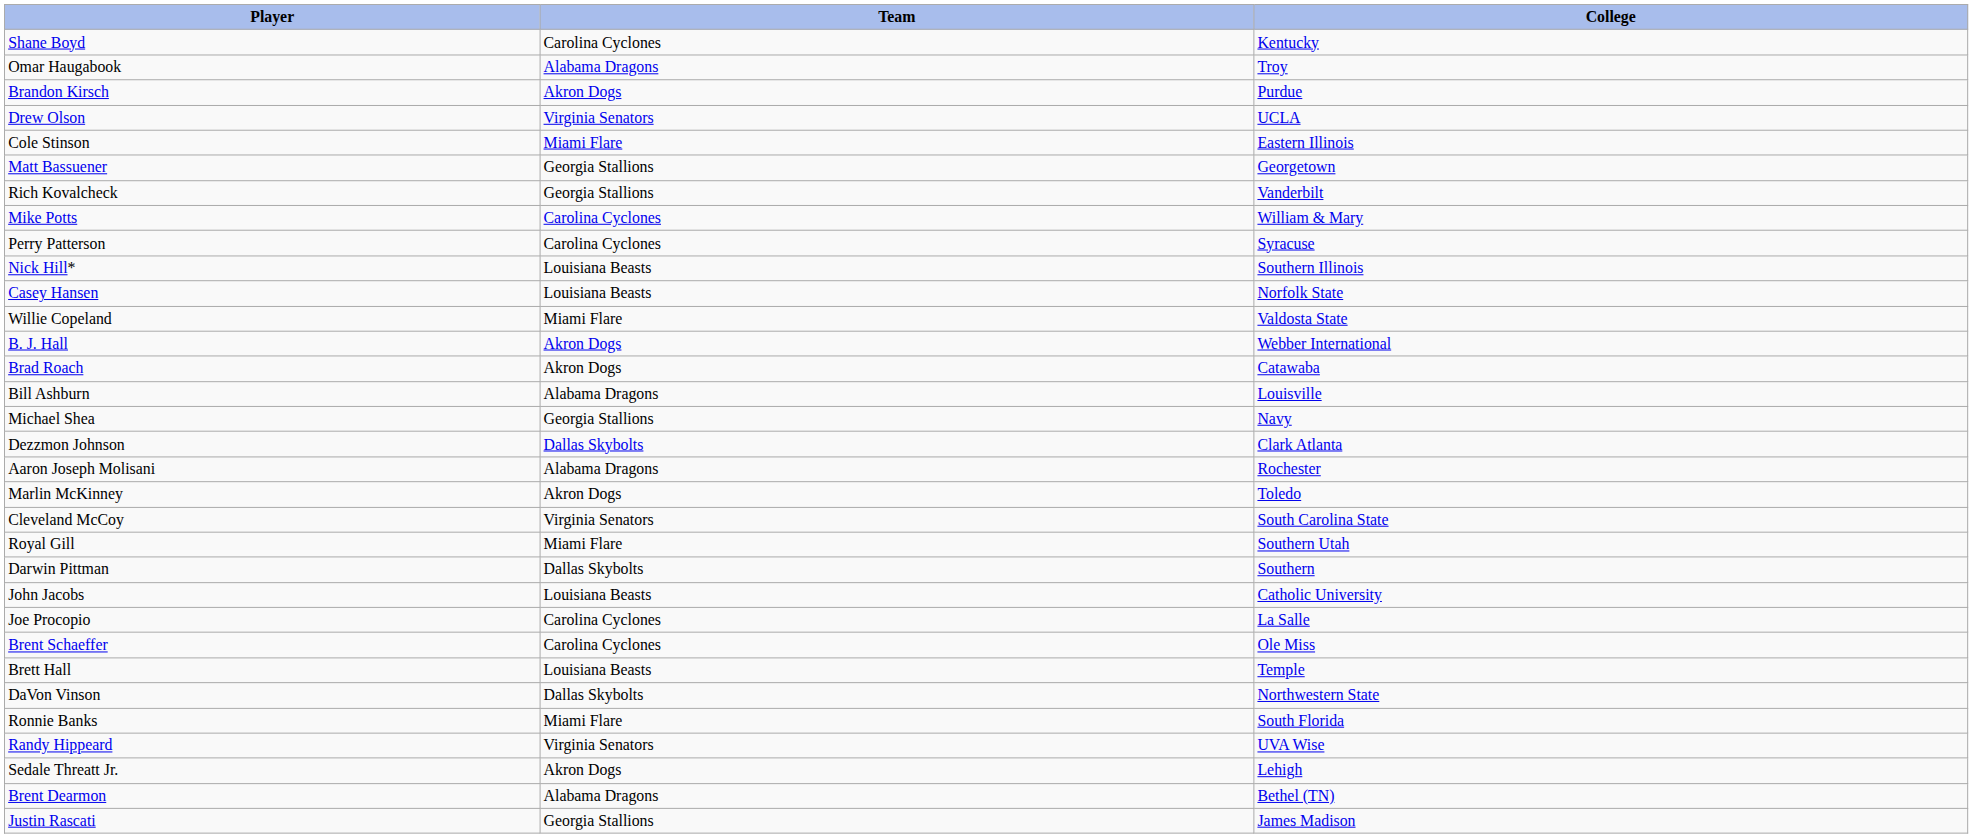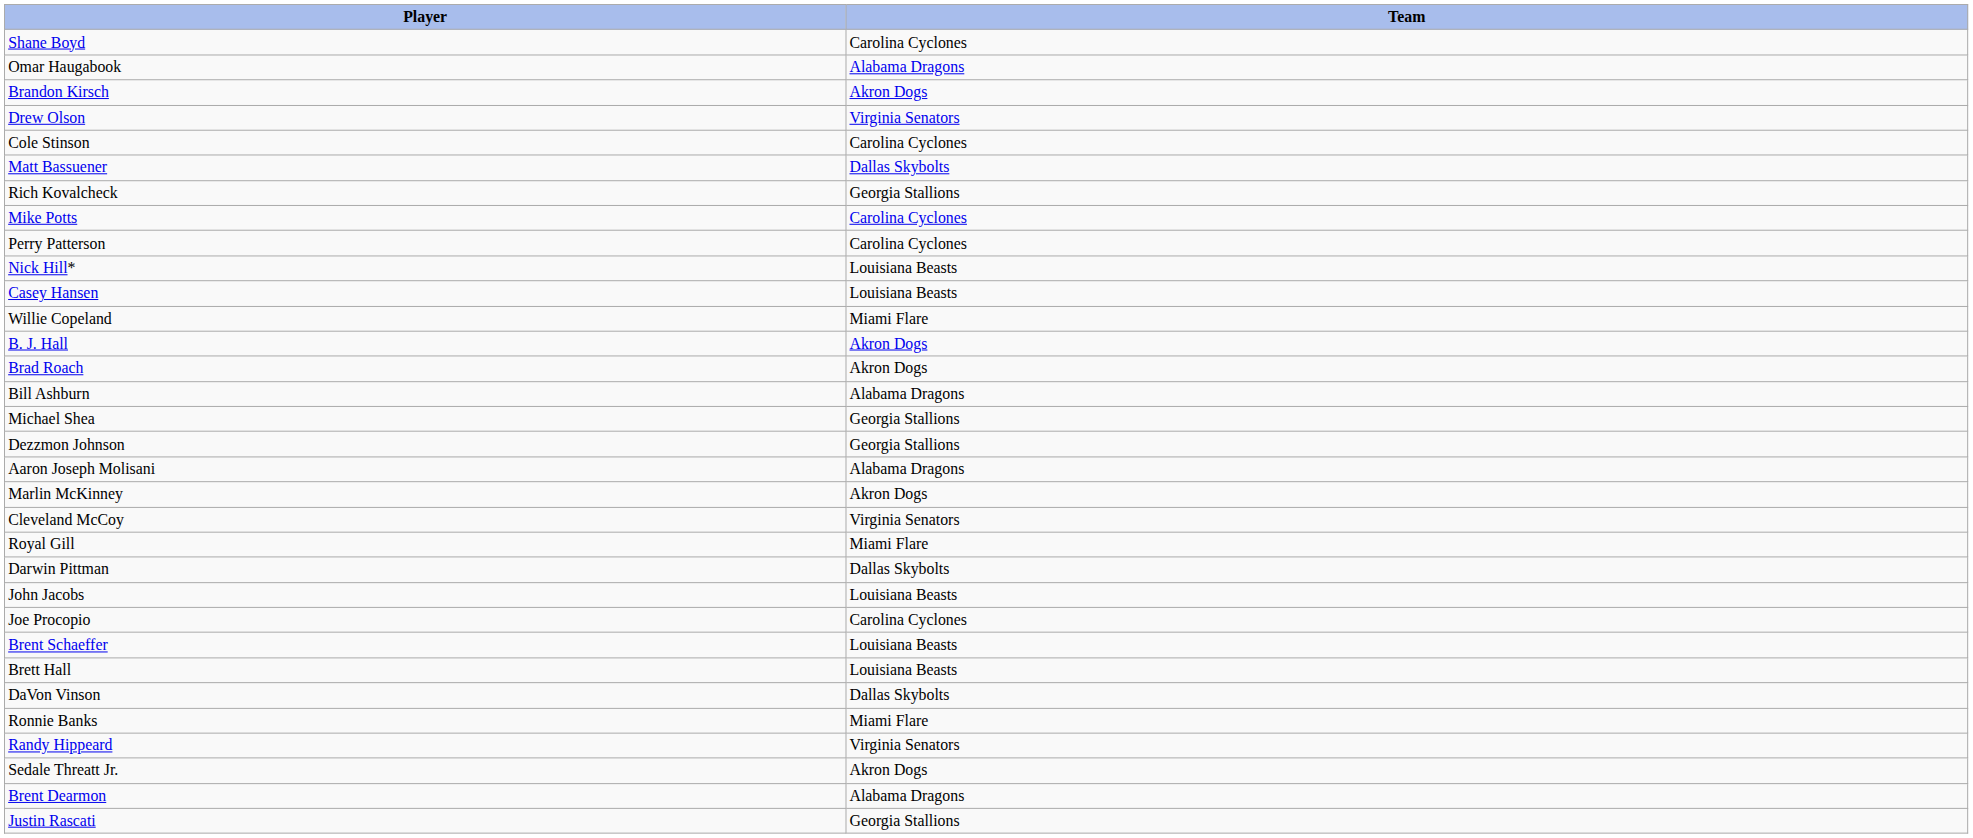- column: (1611, 17)
(583, 142) Miami Flare -> (908, 142) Carolina Cyclones
(599, 167) Georgia Stallions -> (899, 167) Dallas Skybolts
(593, 444) Dallas Skybolts -> (905, 444) Georgia Stallions
(602, 645) Carolina Cyclones -> (903, 645) Louisiana Beasts
